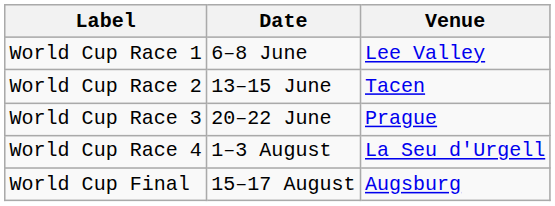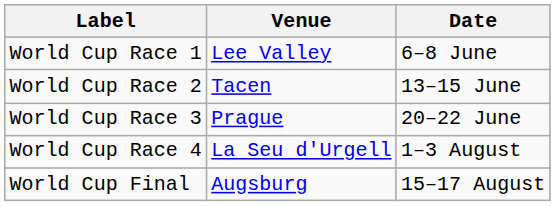columns swapped: (455, 21) <-> (283, 21)
